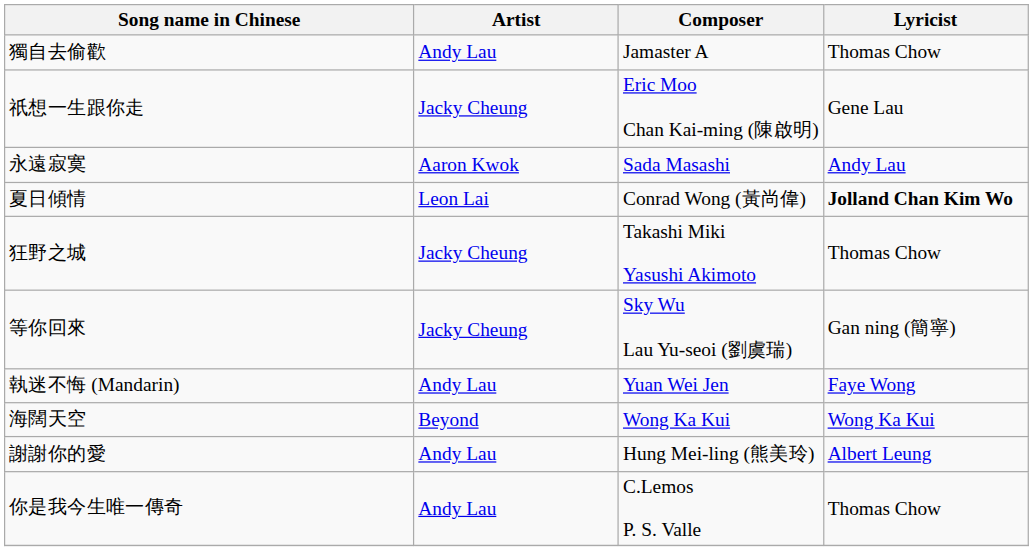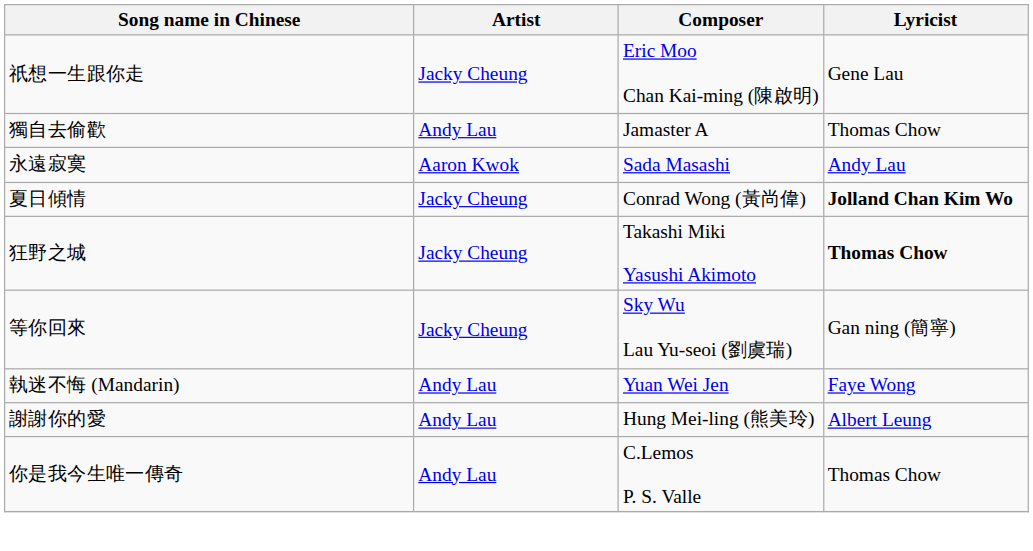rows swapped: (77, 107) <-> (57, 51)
(454, 198) Leon Lai -> (473, 198) Jacky Cheung
(884, 253) normal -> (888, 253) bold
- row: (48, 419)
